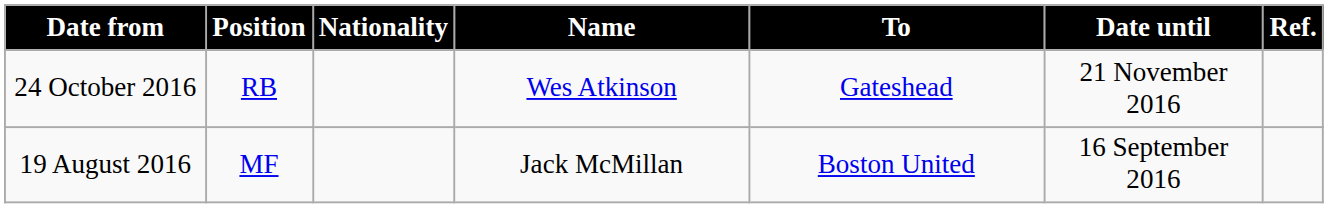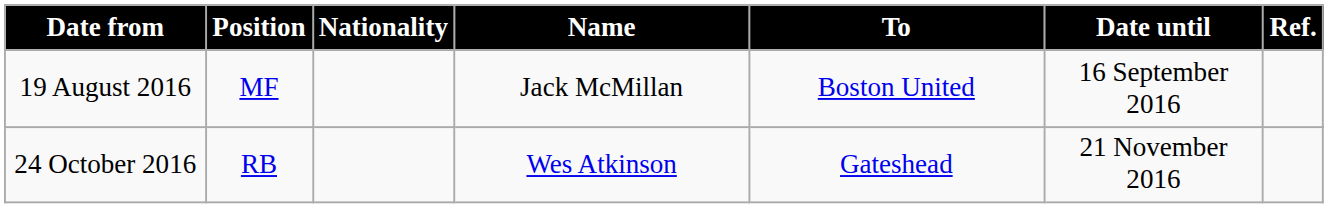rows swapped: (105, 164) <-> (105, 87)
